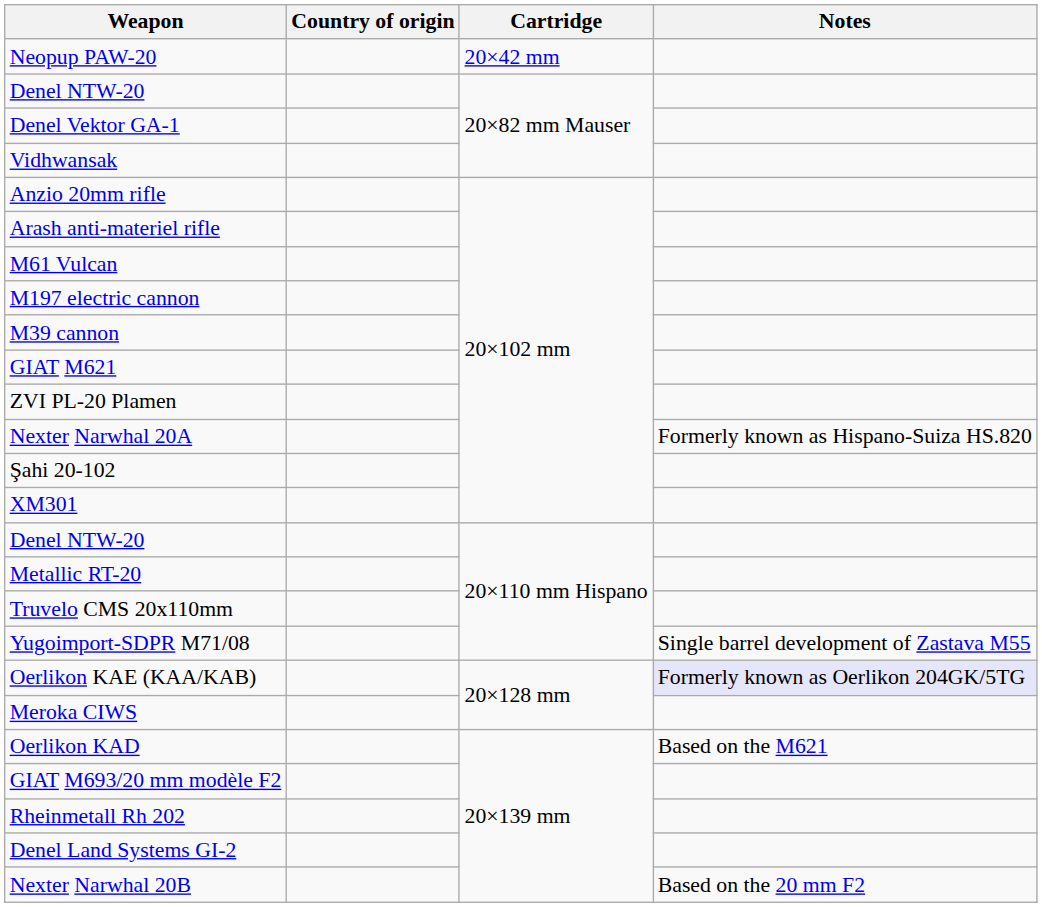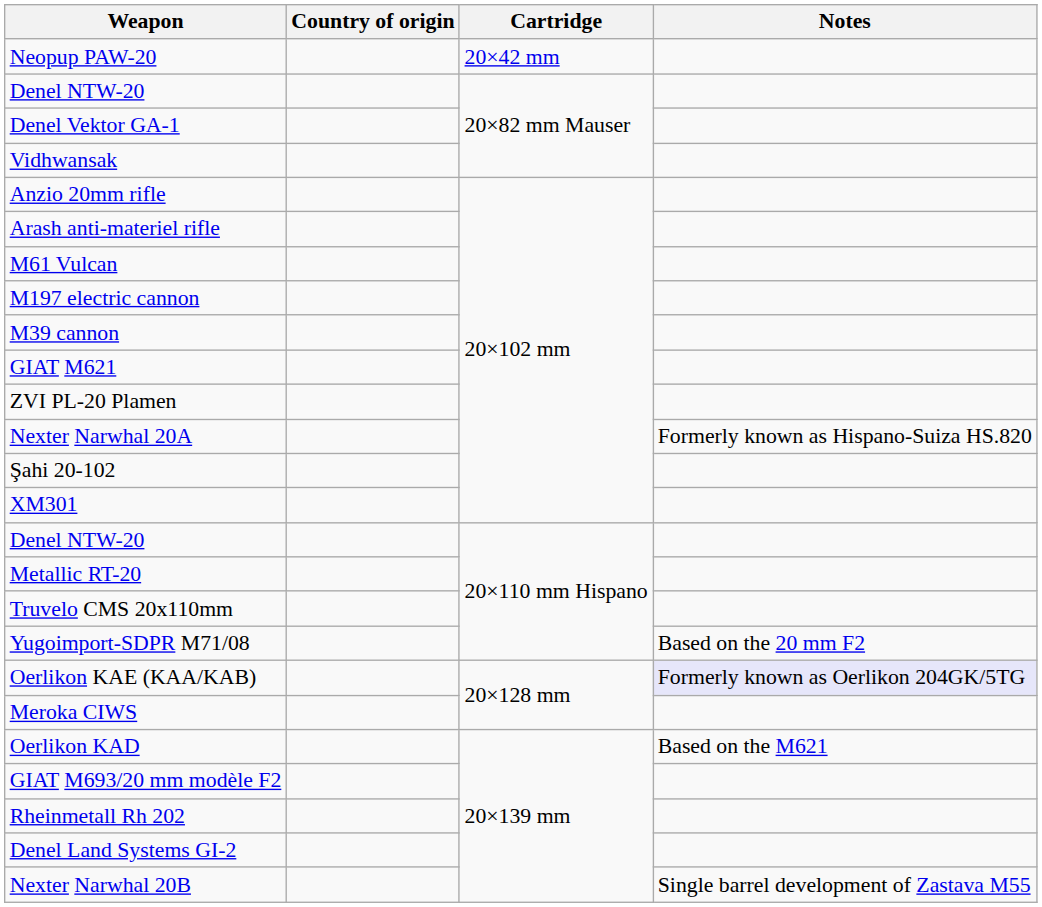(844, 642) Single barrel development of Zastava M55 -> (761, 642) Based on the 20 mm F2
(761, 884) Based on the 20 mm F2 -> (844, 884) Single barrel development of Zastava M55
